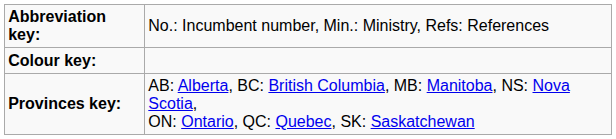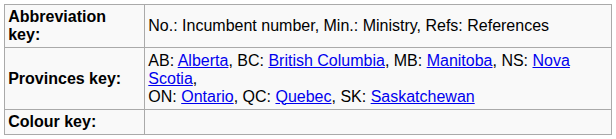rows swapped: (52, 60) <-> (65, 103)
